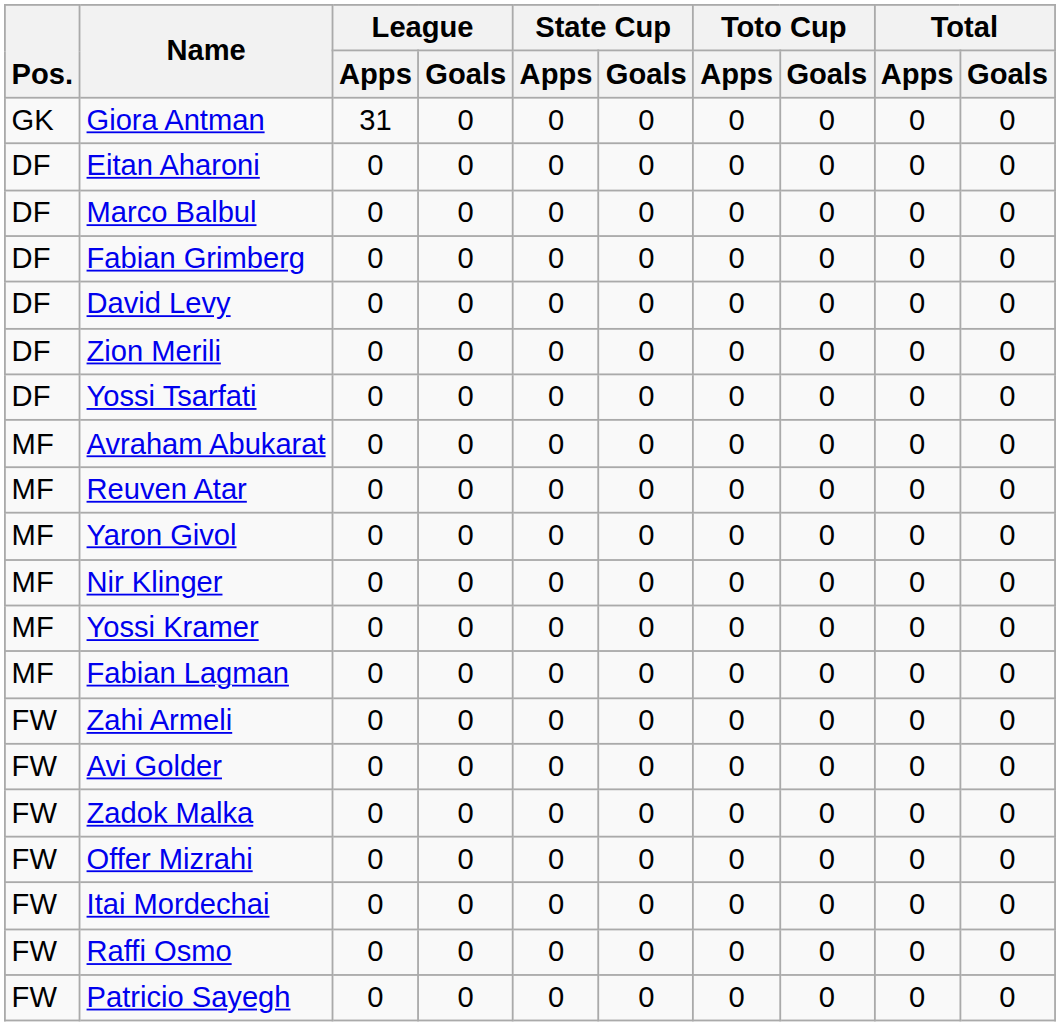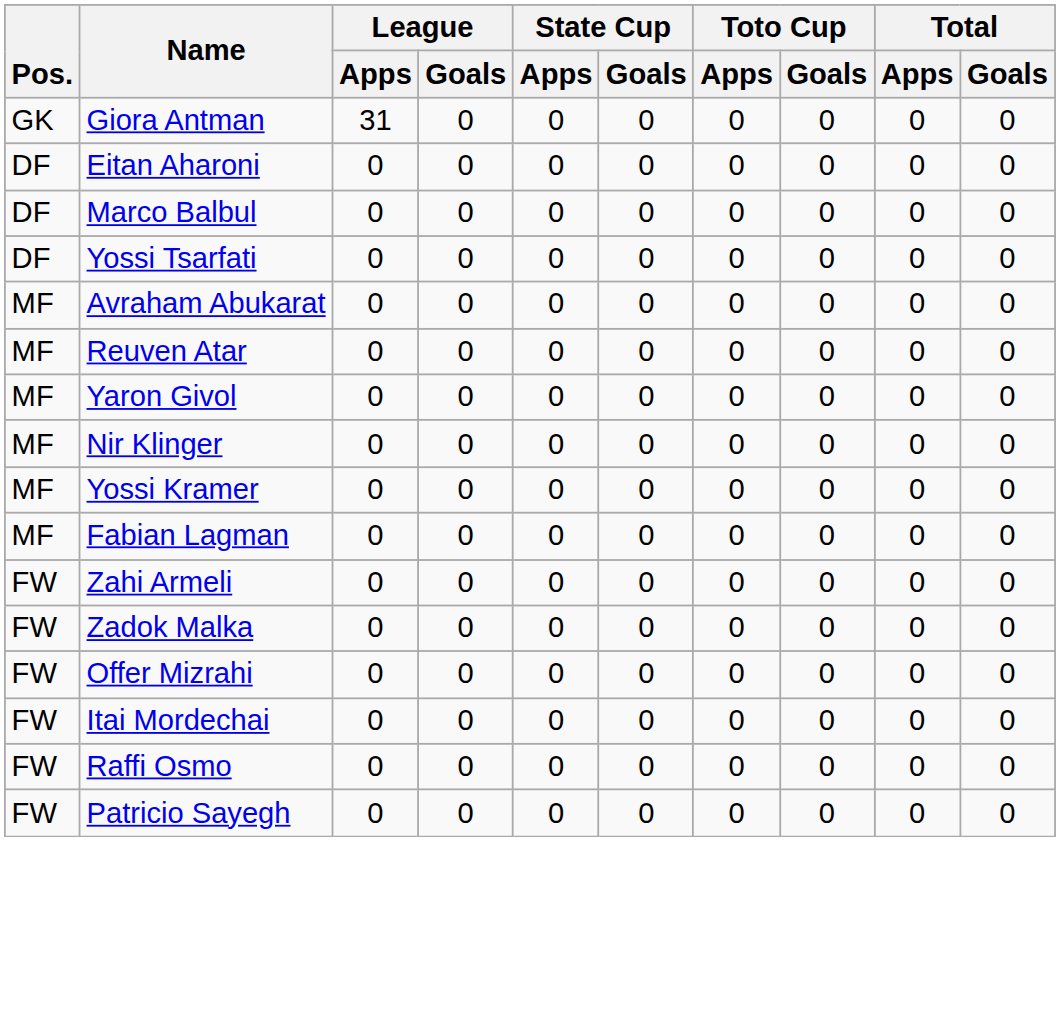- row: (196, 258)
- row: (159, 304)
- row: (154, 350)
- row: (154, 766)
